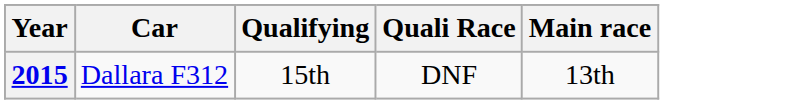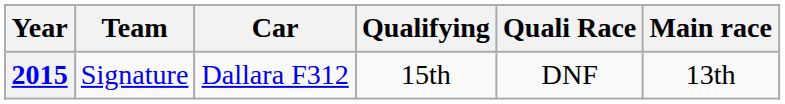+ column: (135, 28)
